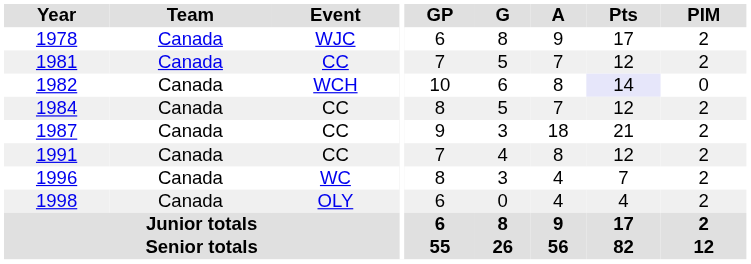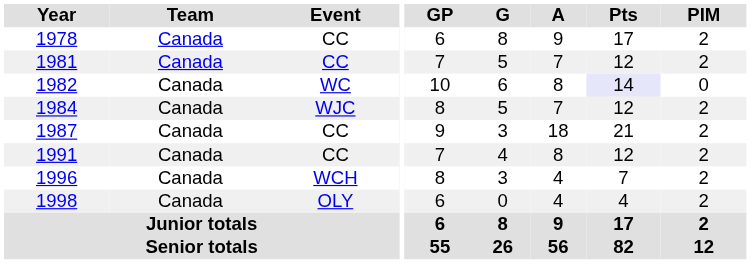(335, 38) WJC -> (335, 38) CC
(335, 85) WCH -> (335, 85) WC
(335, 108) CC -> (335, 108) WJC
(335, 177) WC -> (335, 177) WCH
